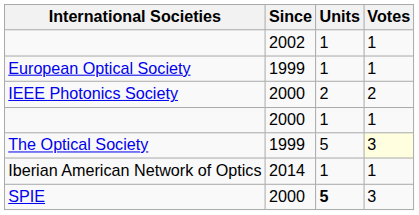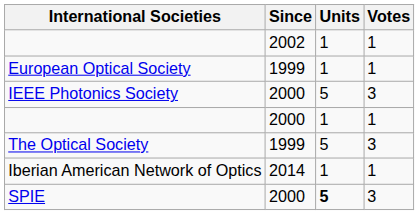(324, 94) 2 -> (324, 94) 5
(372, 94) 2 -> (372, 94) 3
(372, 145) lightyellow background -> (372, 145) no background
